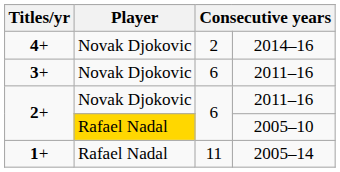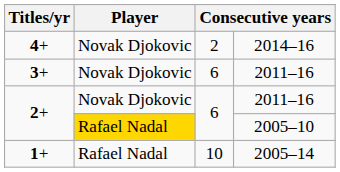(214, 153) 11 -> (214, 153) 10
